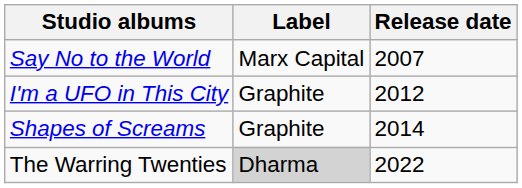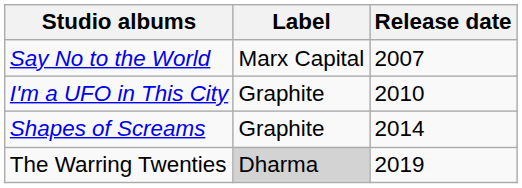(400, 93) 2012 -> (400, 93) 2010
(400, 164) 2022 -> (400, 164) 2019
